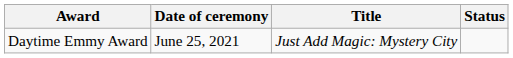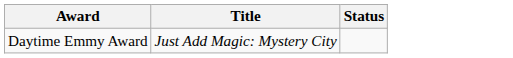- column: (211, 16)
